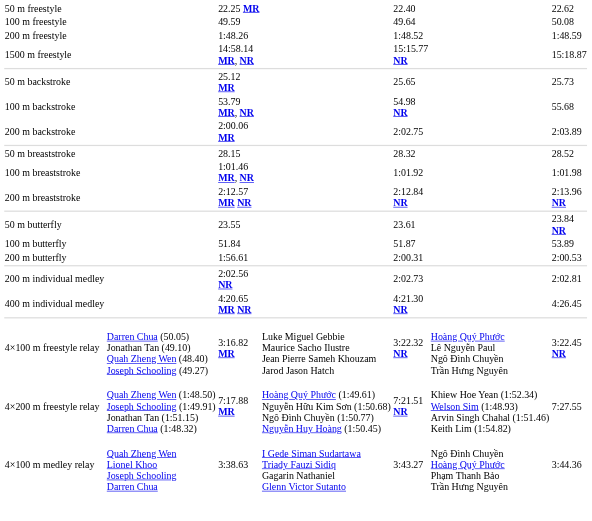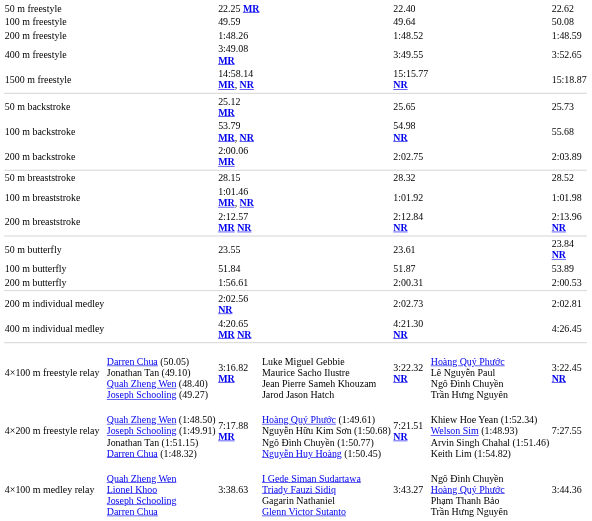+ row: (36, 55)
